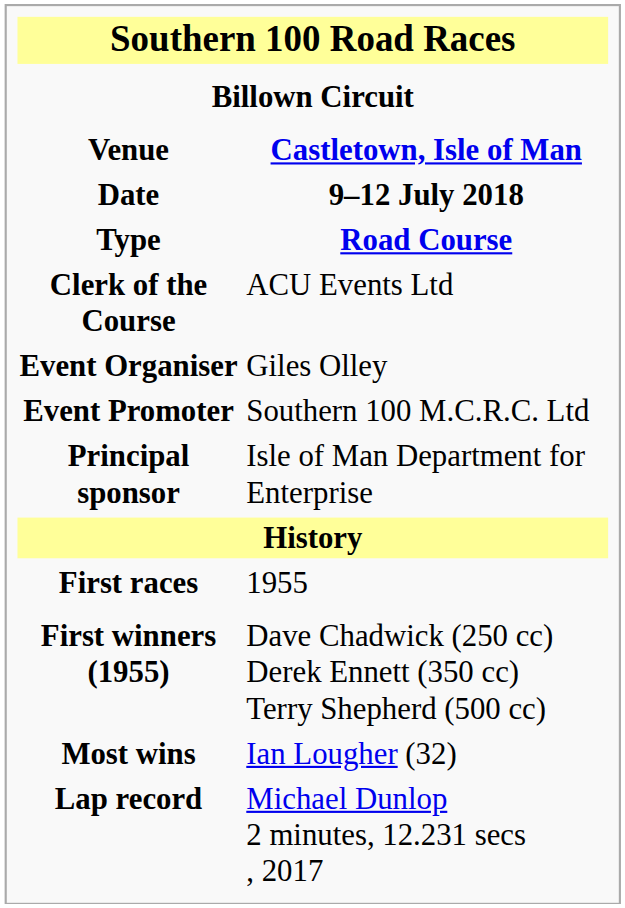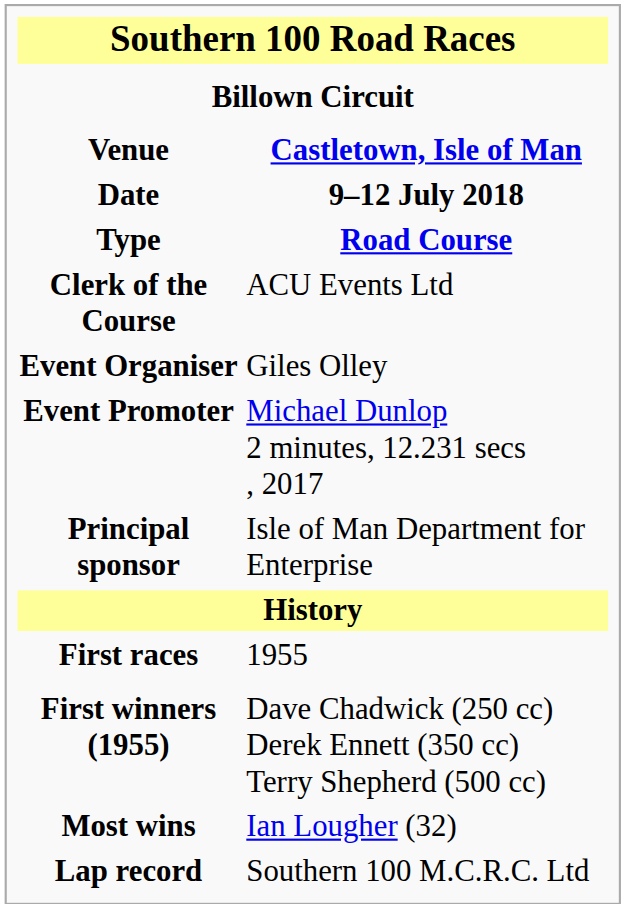(418, 410) Southern 100 M.C.R.C. Ltd -> (386, 447) Michael Dunlop 2 minutes, 12.231 secs , 2017
(386, 834) Michael Dunlop 2 minutes, 12.231 secs , 2017 -> (418, 870) Southern 100 M.C.R.C. Ltd
